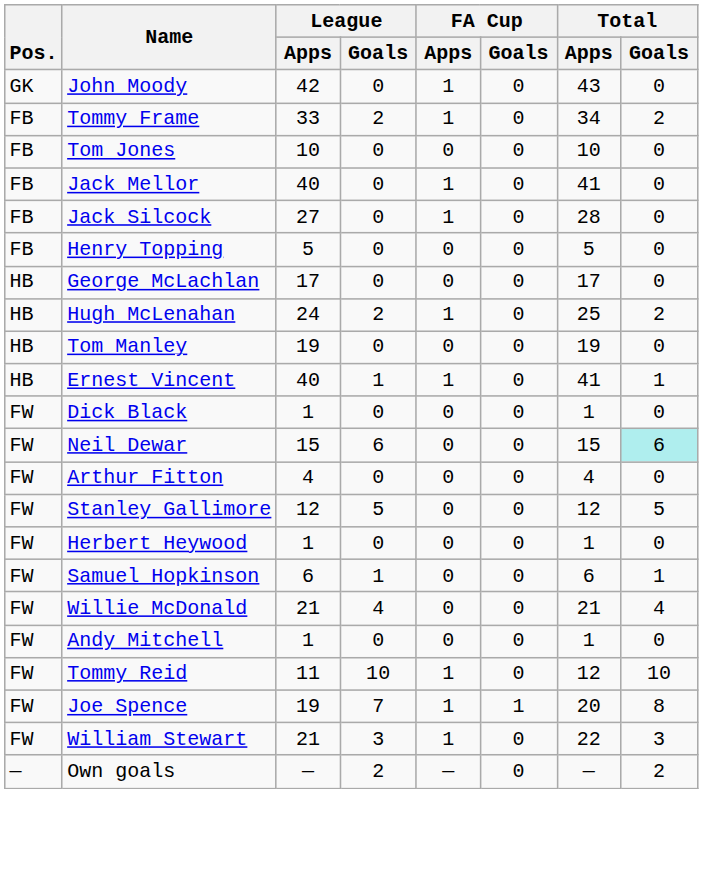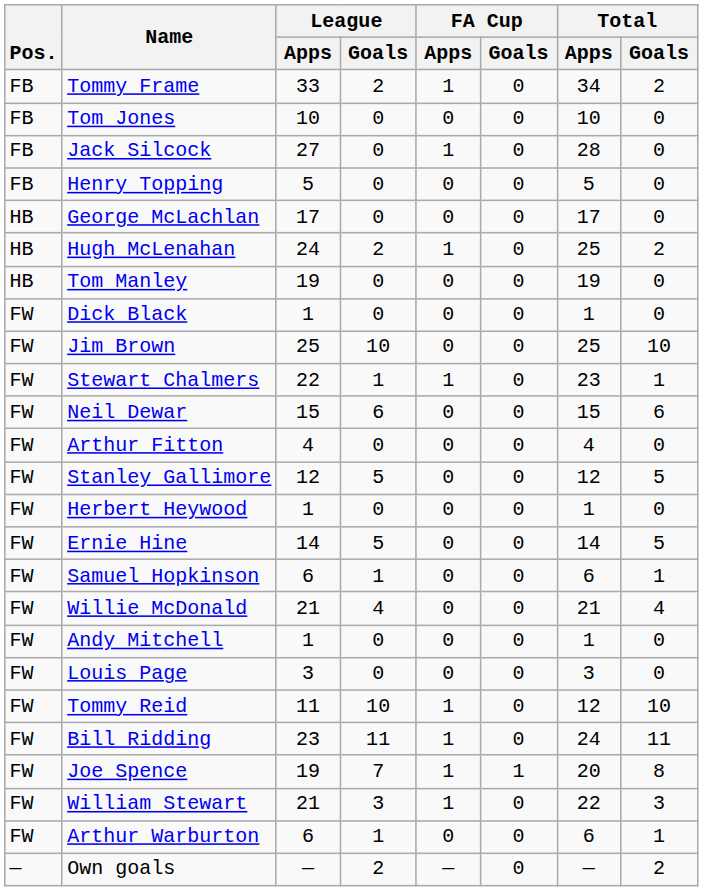- row: (127, 86)
- row: (133, 184)
- row: (151, 380)
+ row: (121, 347)
+ row: (163, 380)
(659, 445) paleturquoise background -> (659, 413) no background
+ row: (127, 543)
+ row: (127, 674)
+ row: (139, 739)
+ row: (163, 837)
